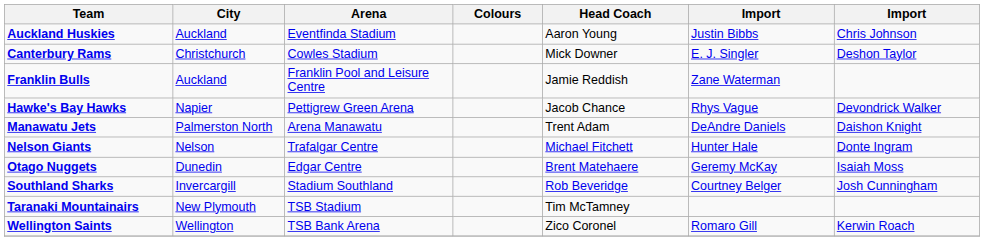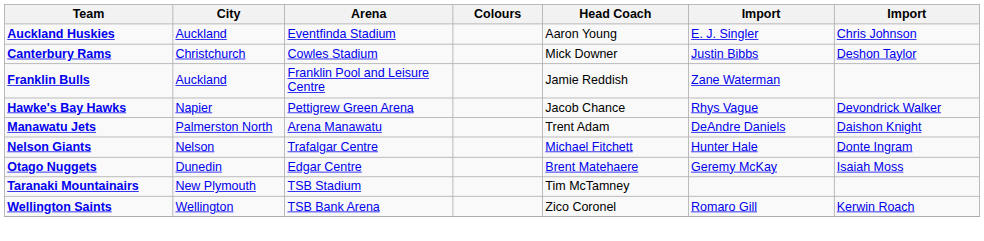(725, 34) Justin Bibbs -> (725, 34) E. J. Singler
(725, 53) E. J. Singler -> (725, 53) Justin Bibbs
- row: (60, 186)
